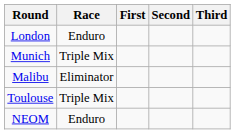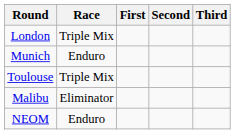(87, 35) Enduro -> (87, 35) Triple Mix
(87, 56) Triple Mix -> (87, 56) Enduro
rows swapped: (30, 77) <-> (30, 98)
